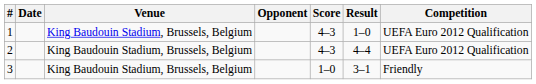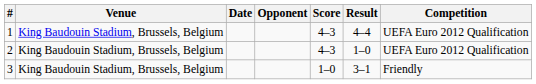columns swapped: (30, 13) <-> (150, 13)
(362, 32) 1–0 -> (362, 32) 4–4
(362, 50) 4–4 -> (362, 50) 1–0
